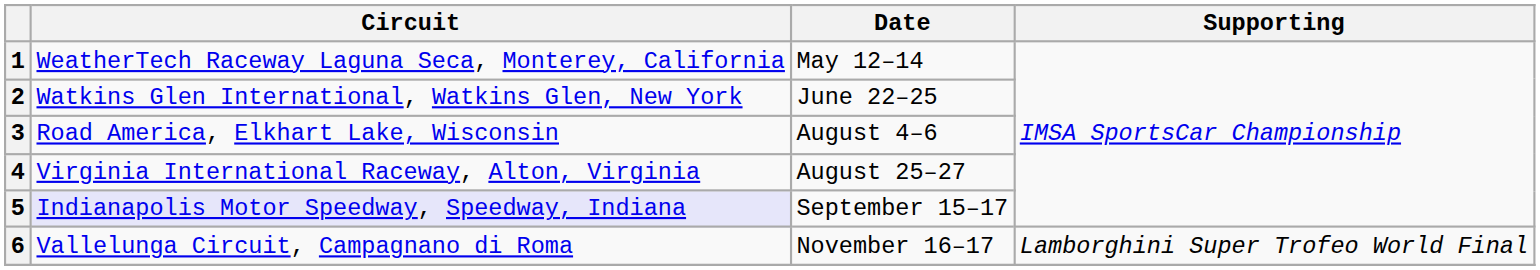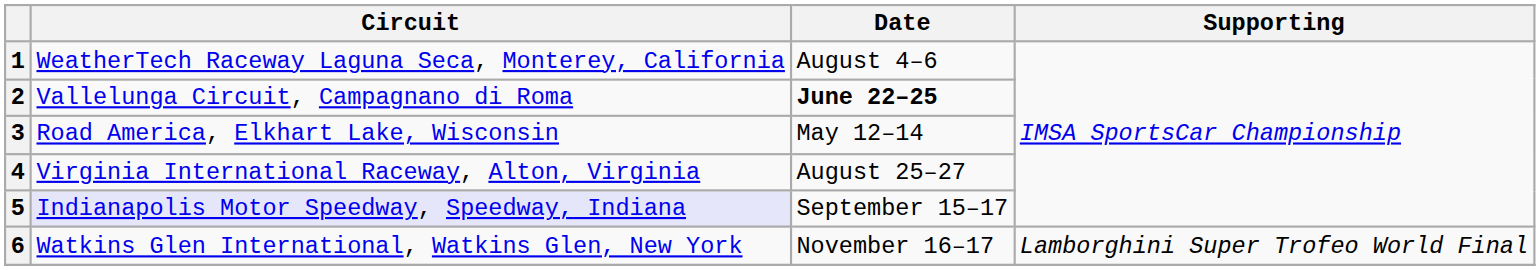(860, 61) May 12–14 -> (867, 61) August 4–6
(390, 98) Watkins Glen International, Watkins Glen, New York -> (305, 98) Vallelunga Circuit, Campagnano di Roma
(867, 98) normal -> (867, 98) bold
(867, 135) August 4–6 -> (860, 135) May 12–14
(305, 246) Vallelunga Circuit, Campagnano di Roma -> (390, 246) Watkins Glen International, Watkins Glen, New York
